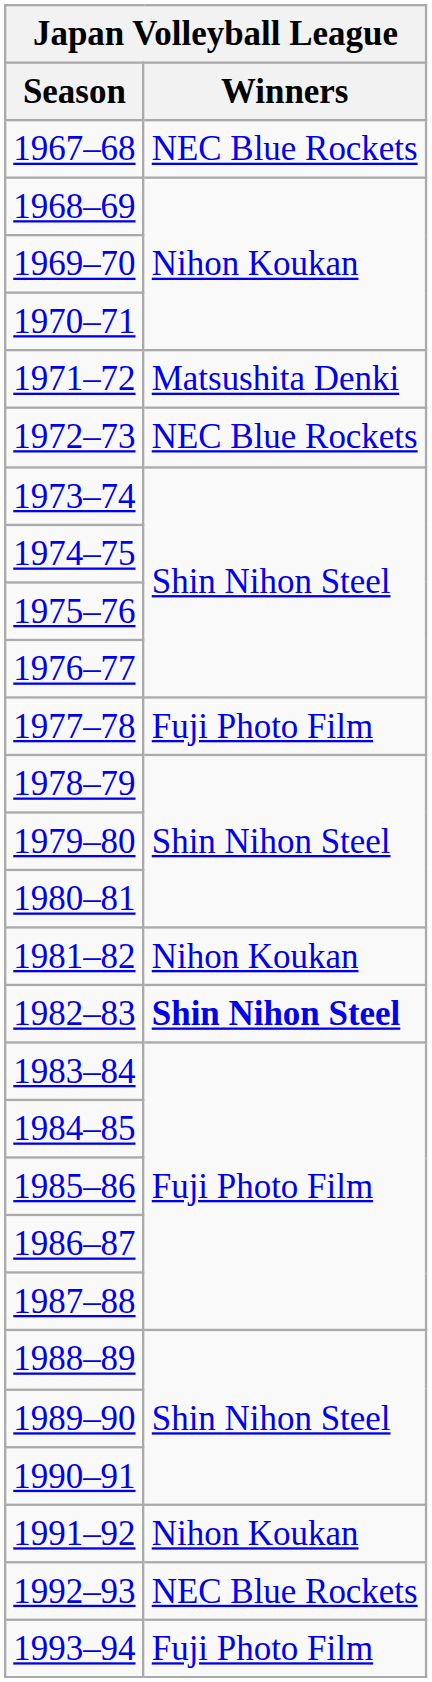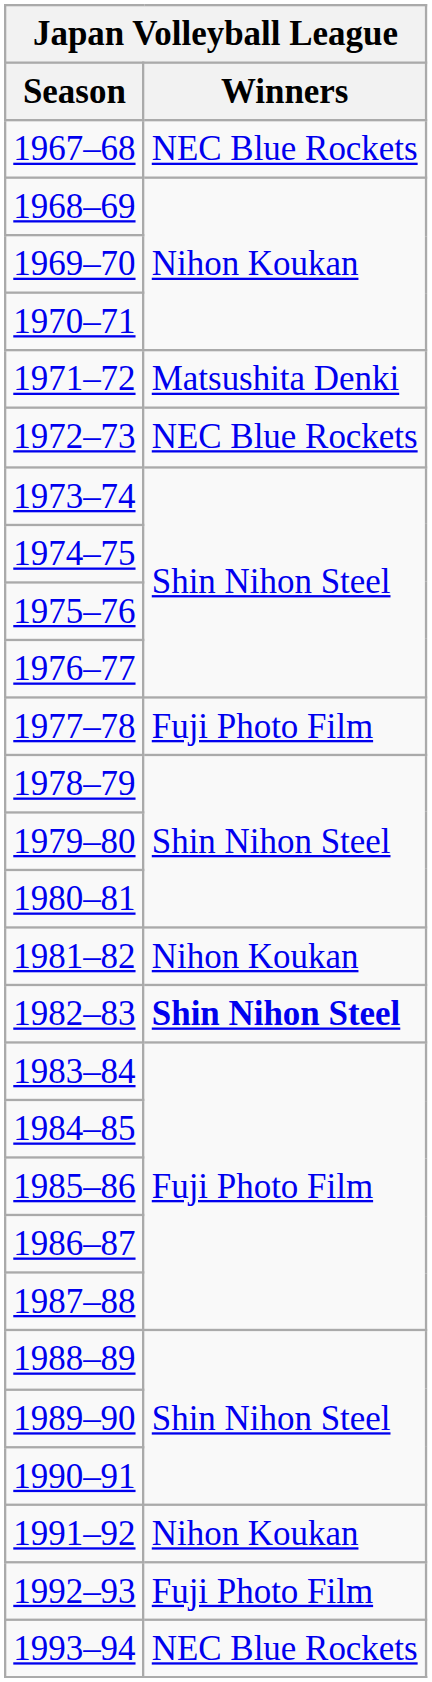(285, 1589) NEC Blue Rockets -> (262, 1589) Fuji Photo Film
(262, 1647) Fuji Photo Film -> (285, 1647) NEC Blue Rockets
